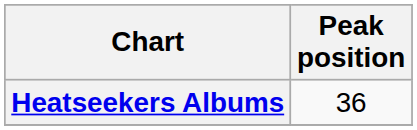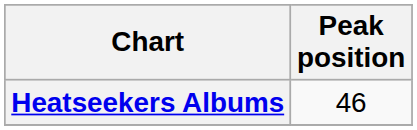(351, 102) 36 -> (351, 102) 46
